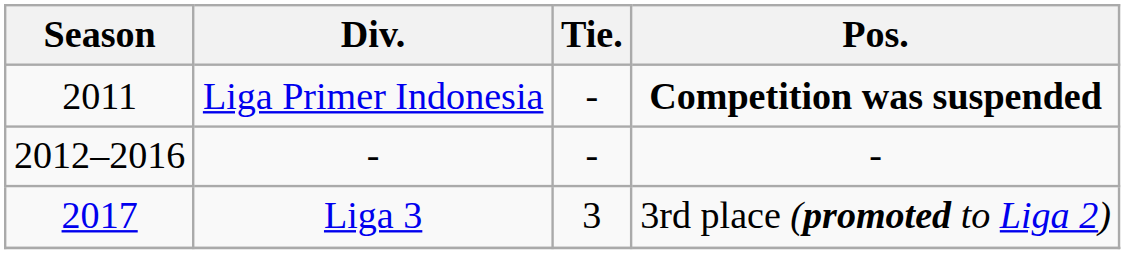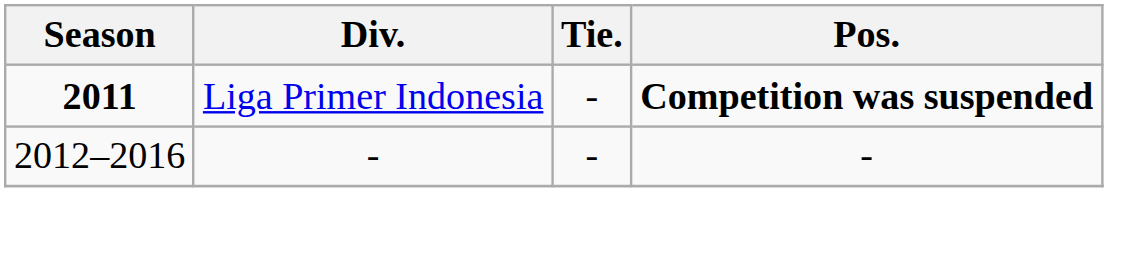(100, 95) normal -> (100, 95) bold
- row: (373, 215)
